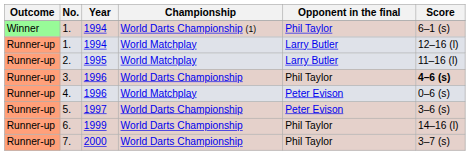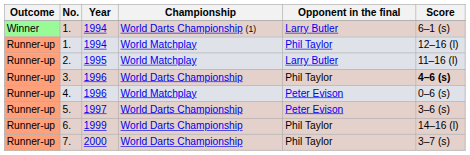(309, 28) Phil Taylor -> (312, 28) Larry Butler
(312, 45) Larry Butler -> (309, 45) Phil Taylor
